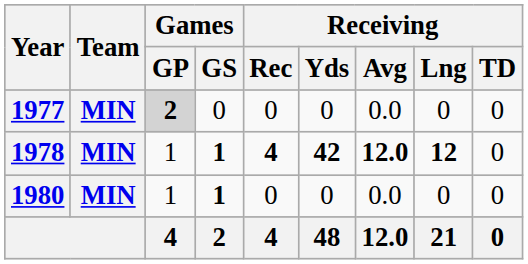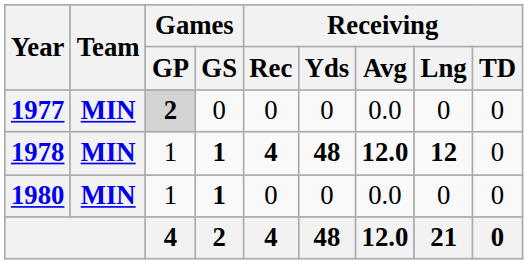(327, 152) 42 -> (327, 152) 48
